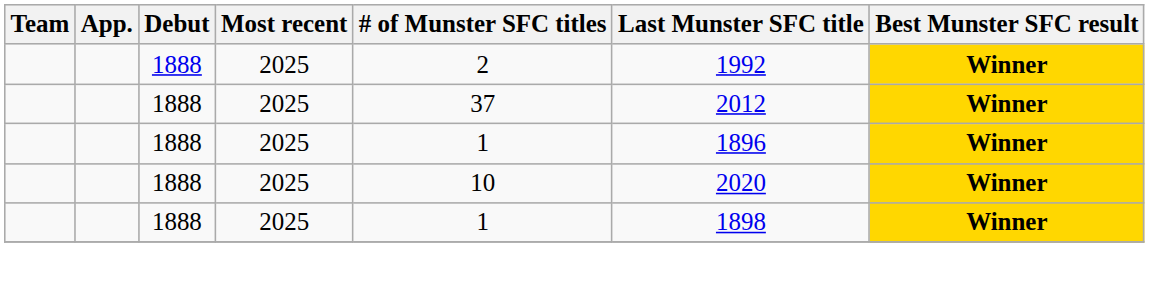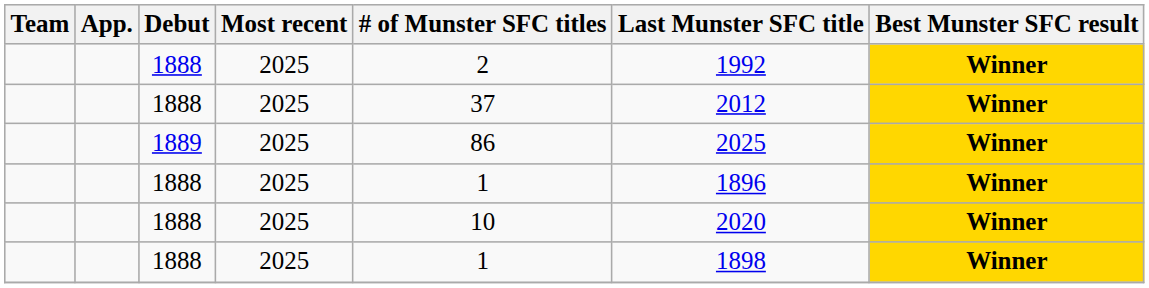+ row: (40, 143)
